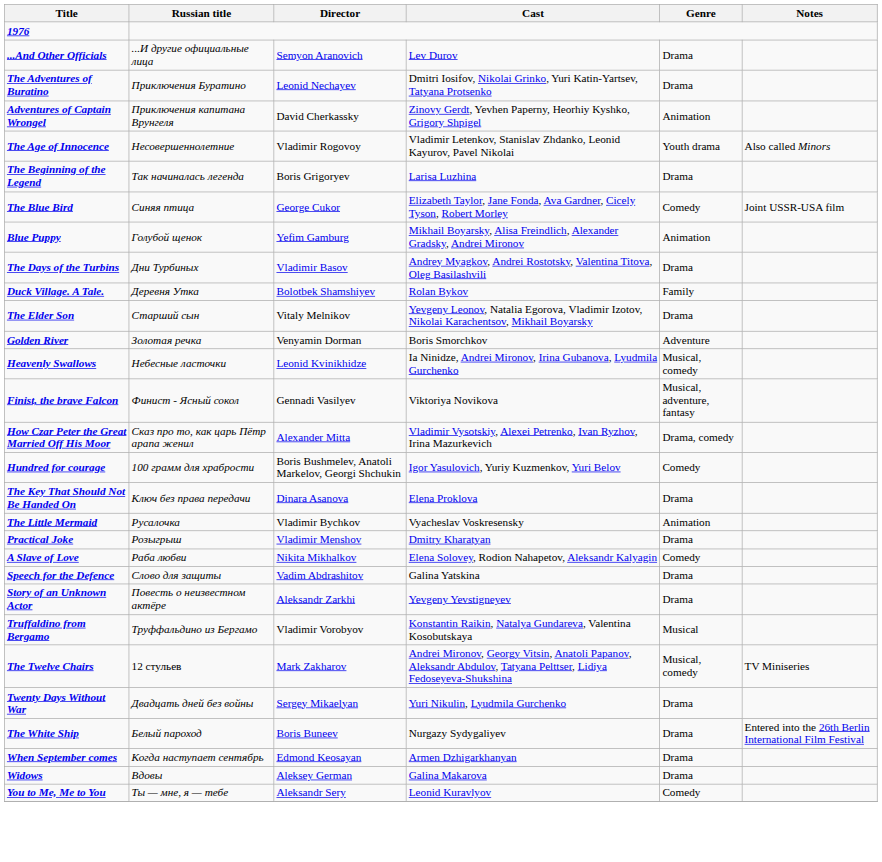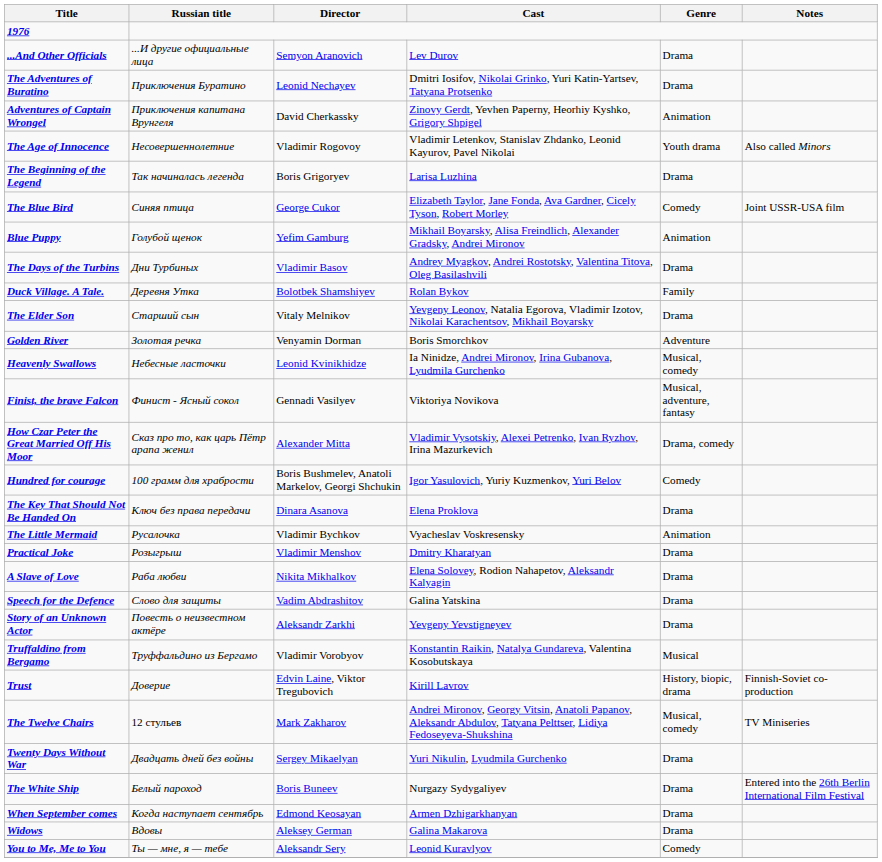(681, 557) Comedy -> (678, 576) Drama
+ row: (19, 685)
